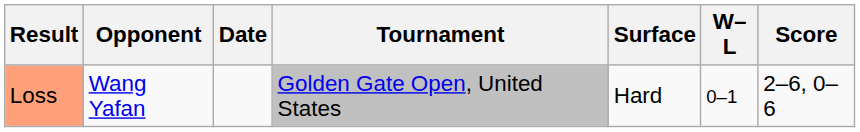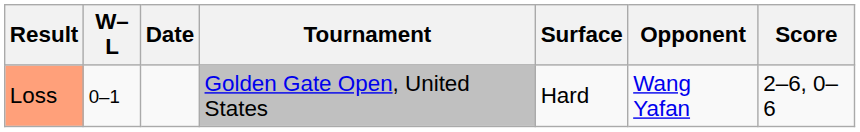columns swapped: (730, 34) <-> (149, 34)
